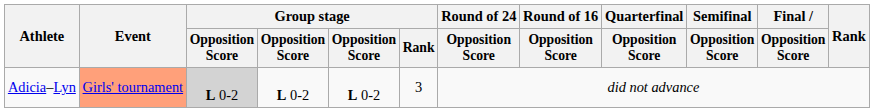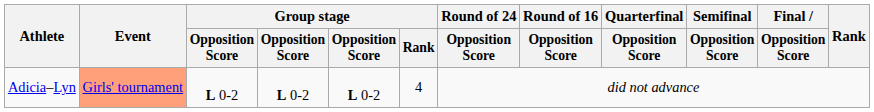(222, 95) lightgrey background -> (222, 95) no background
(419, 87) 3 -> (419, 87) 4
